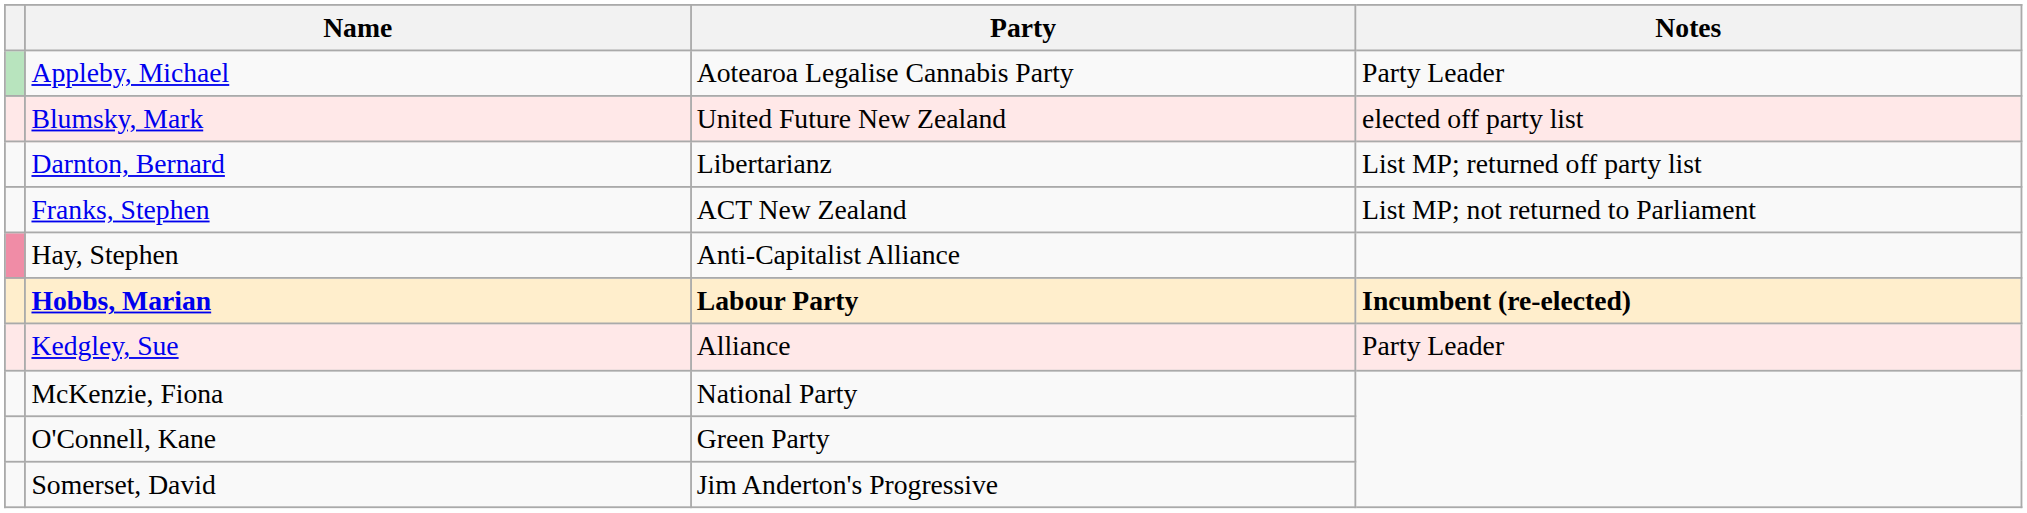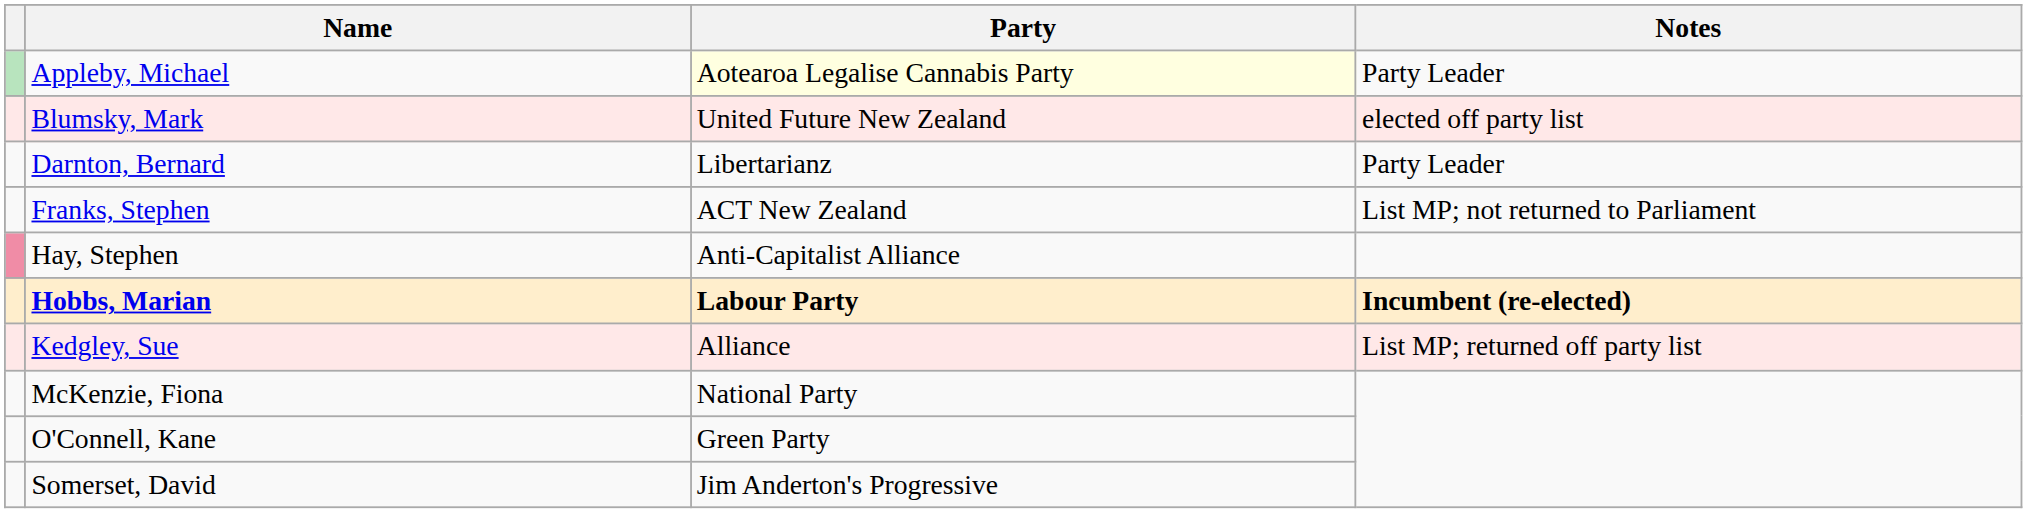(885, 73) no background -> (885, 73) lightyellow background
(1532, 164) List MP; returned off party list -> (1433, 164) Party Leader
(1433, 346) Party Leader -> (1532, 346) List MP; returned off party list
